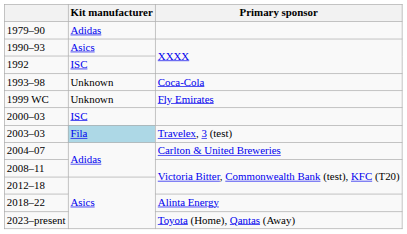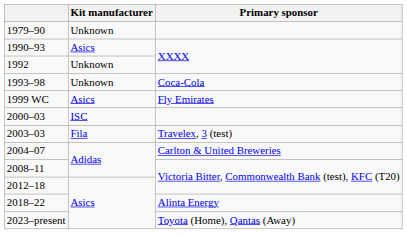(86, 30) Adidas -> (92, 30) Unknown
(79, 64) ISC -> (92, 64) Unknown
(92, 99) Unknown -> (83, 99) Asics
(79, 133) lightblue background -> (79, 133) no background
